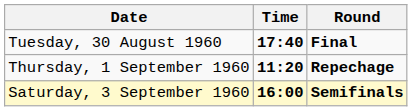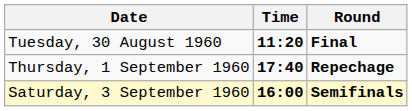(280, 42) 17:40 -> (280, 42) 11:20
(280, 68) 11:20 -> (280, 68) 17:40
